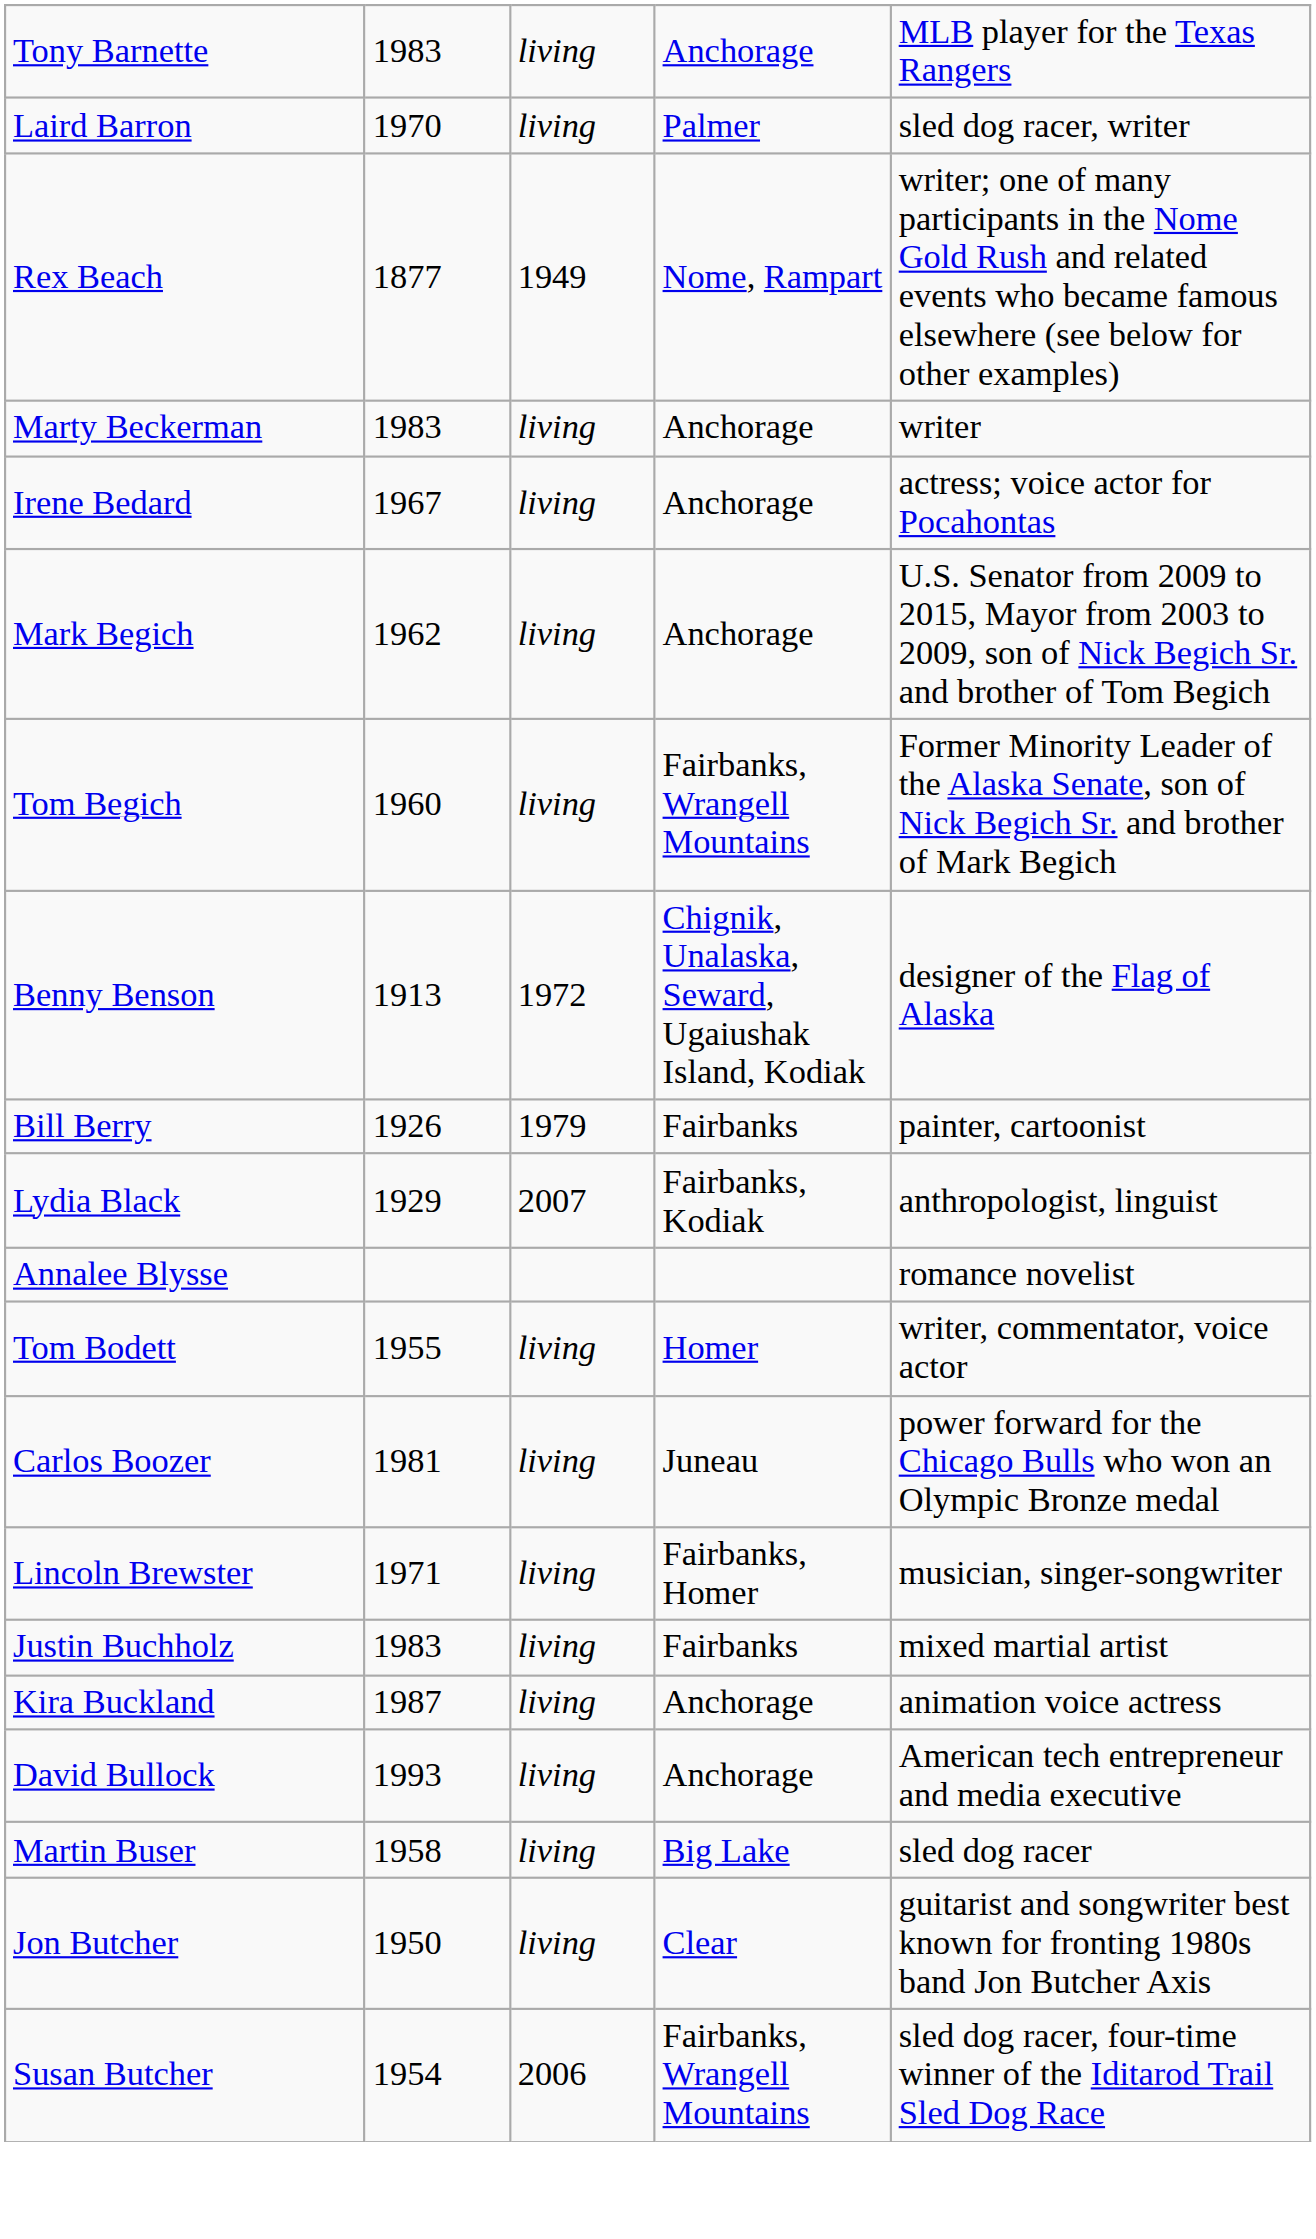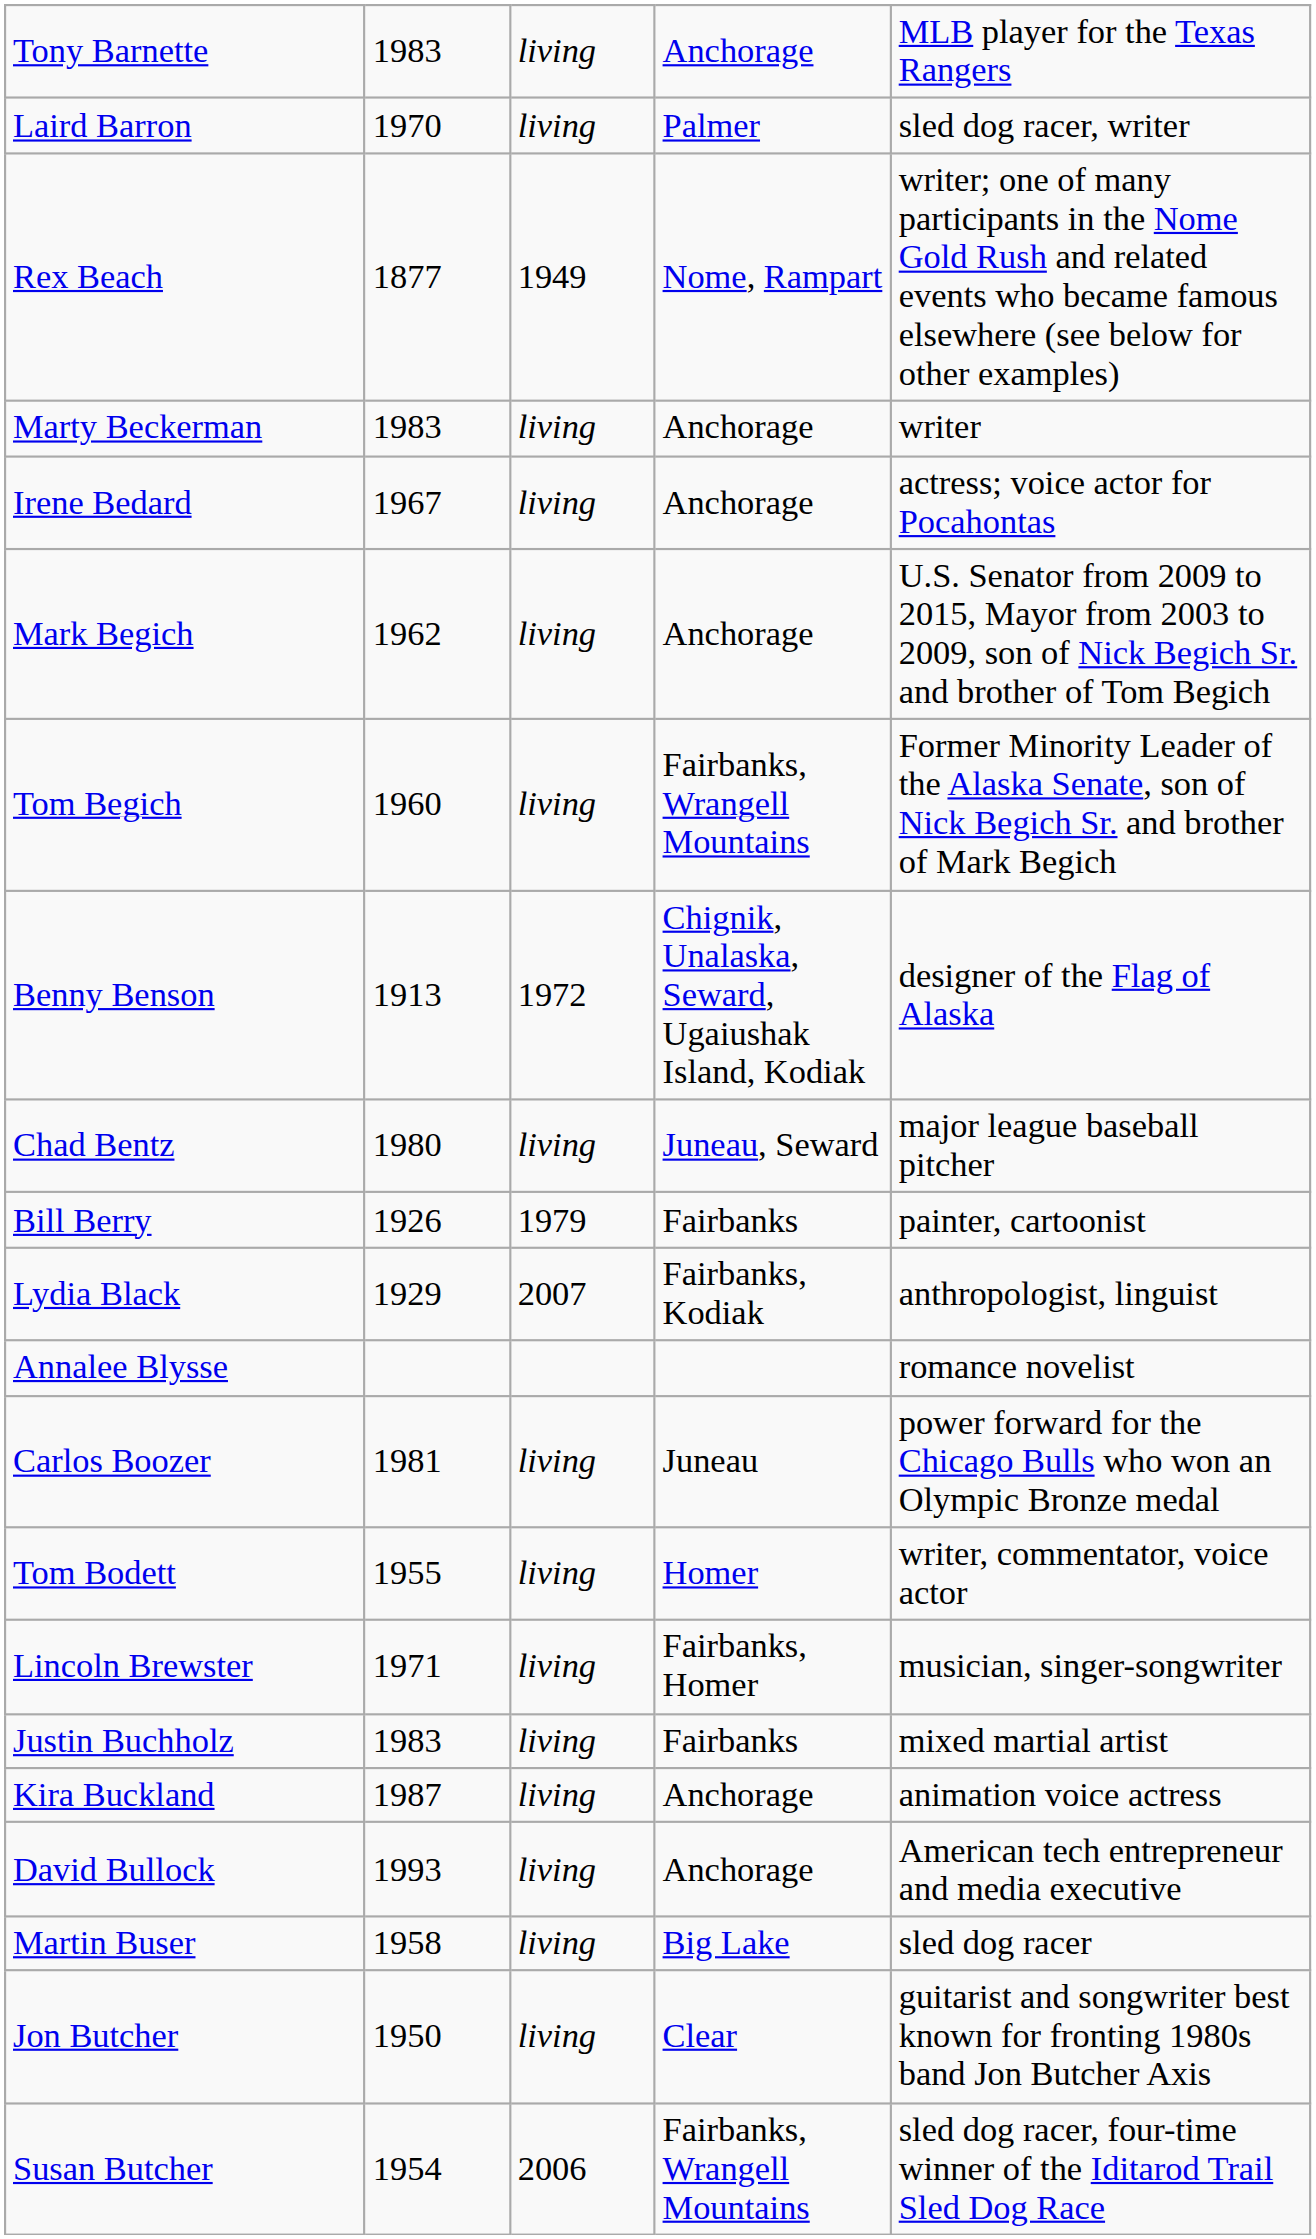+ row: (94, 1145)
rows swapped: (94, 1347) <-> (112, 1460)
